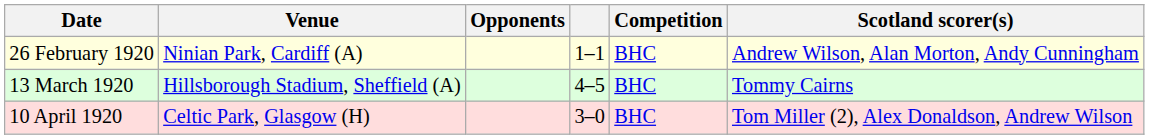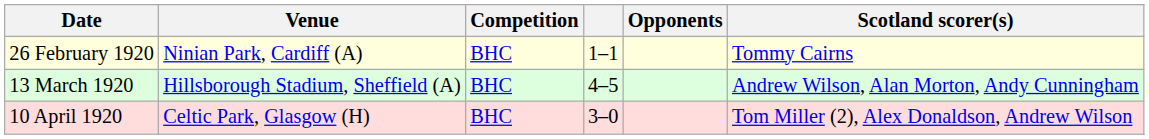columns swapped: (518, 20) <-> (668, 20)
(935, 52) Andrew Wilson, Alan Morton, Andy Cunningham -> (793, 52) Tommy Cairns
(793, 85) Tommy Cairns -> (935, 85) Andrew Wilson, Alan Morton, Andy Cunningham
